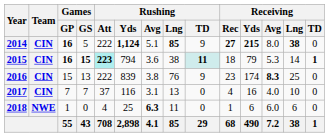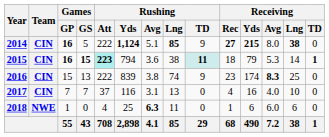(174, 76) 76 -> (174, 76) 74
